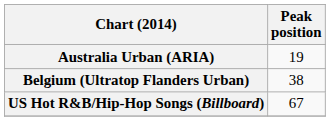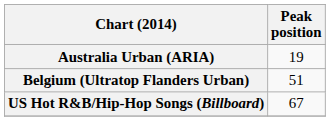(296, 80) 38 -> (296, 80) 51
